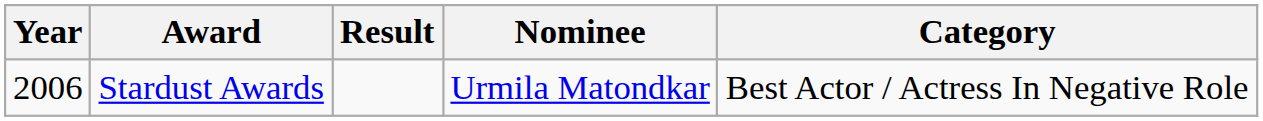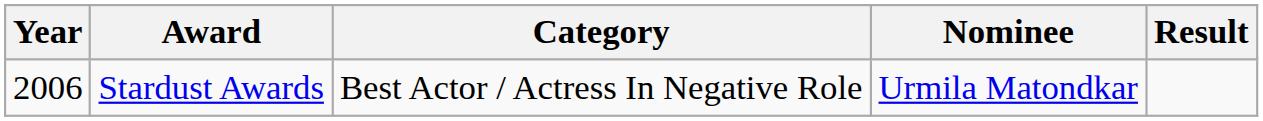columns swapped: (987, 32) <-> (387, 32)
